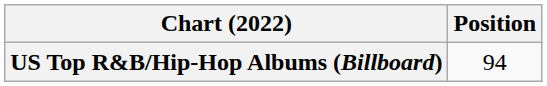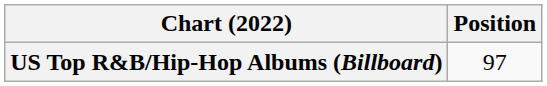(495, 61) 94 -> (495, 61) 97
